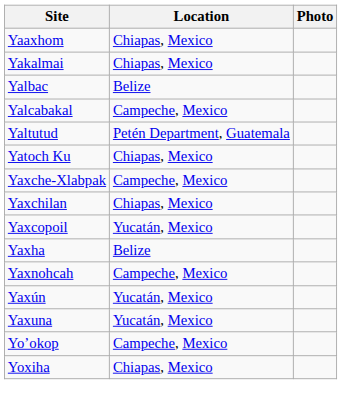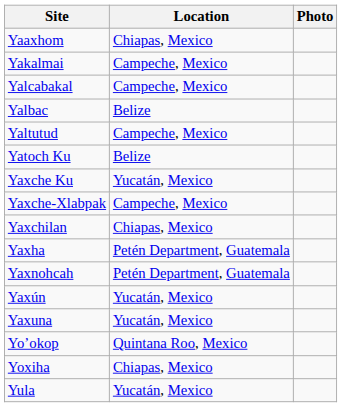(163, 63) Chiapas, Mexico -> (170, 63) Campeche, Mexico
rows swapped: (28, 86) <-> (40, 110)
(201, 133) Petén Department, Guatemala -> (170, 133) Campeche, Mexico
(163, 156) Chiapas, Mexico -> (132, 156) Belize
+ row: (40, 180)
- row: (38, 226)
(132, 250) Belize -> (201, 250) Petén Department, Guatemala
(170, 273) Campeche, Mexico -> (201, 273) Petén Department, Guatemala
(170, 343) Campeche, Mexico -> (180, 343) Quintana Roo, Mexico
+ row: (21, 390)
